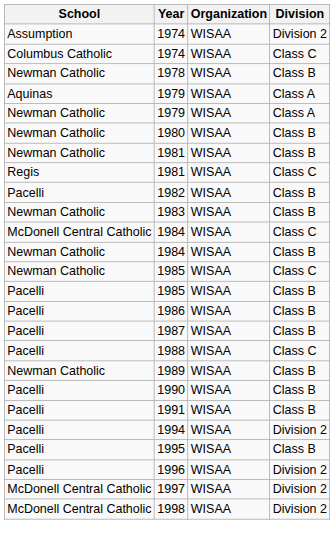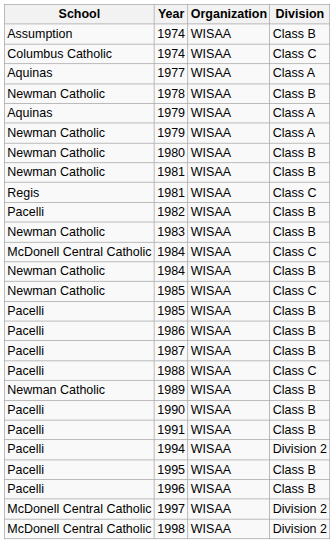(300, 34) Division 2 -> (294, 34) Class B
+ row: (30, 73)
(300, 469) Division 2 -> (294, 489) Class B
